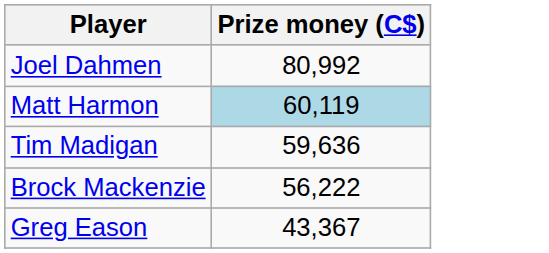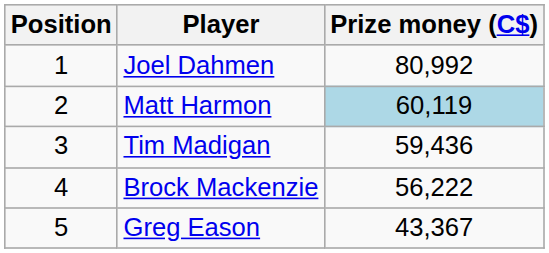+ column: (61, 24)
(321, 146) 59,636 -> (434, 146) 59,436
